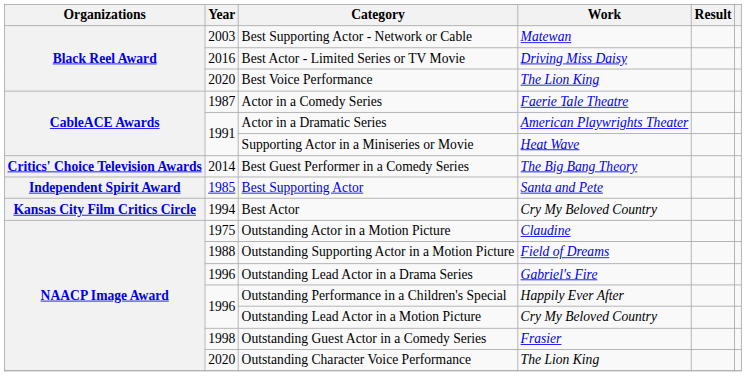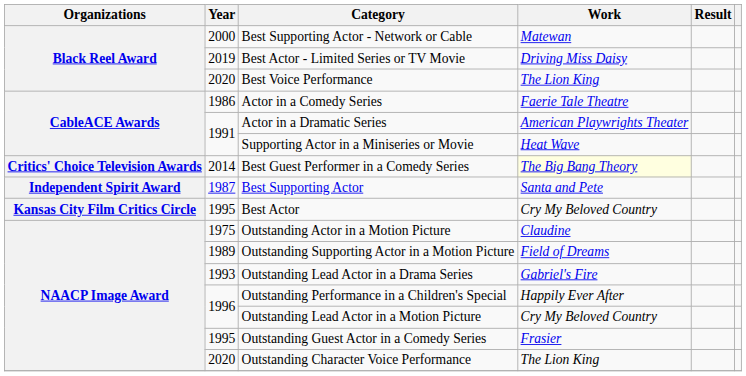(222, 36) 2003 -> (222, 36) 2000
(222, 58) 2016 -> (222, 58) 2019
(222, 101) 1987 -> (222, 101) 1986
(579, 166) no background -> (579, 166) lightyellow background
(222, 187) 1985 -> (222, 187) 1987
(222, 209) 1994 -> (222, 209) 1995
(222, 252) 1988 -> (222, 252) 1989
(222, 274) 1996 -> (222, 274) 1993
(222, 338) 1998 -> (222, 338) 1995
